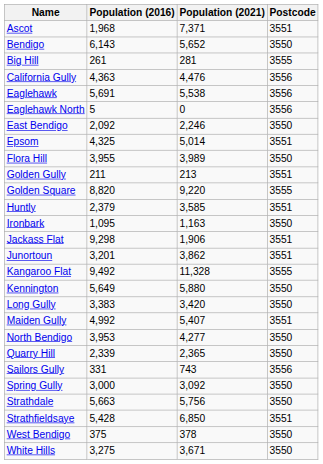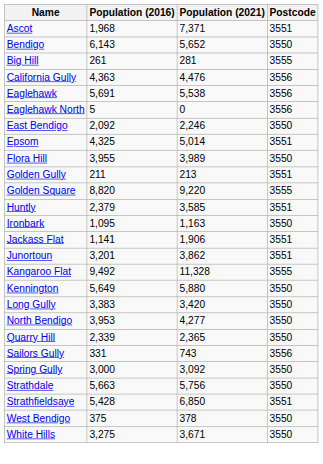(102, 239) 9,298 -> (102, 239) 1,141
- row: (37, 321)
